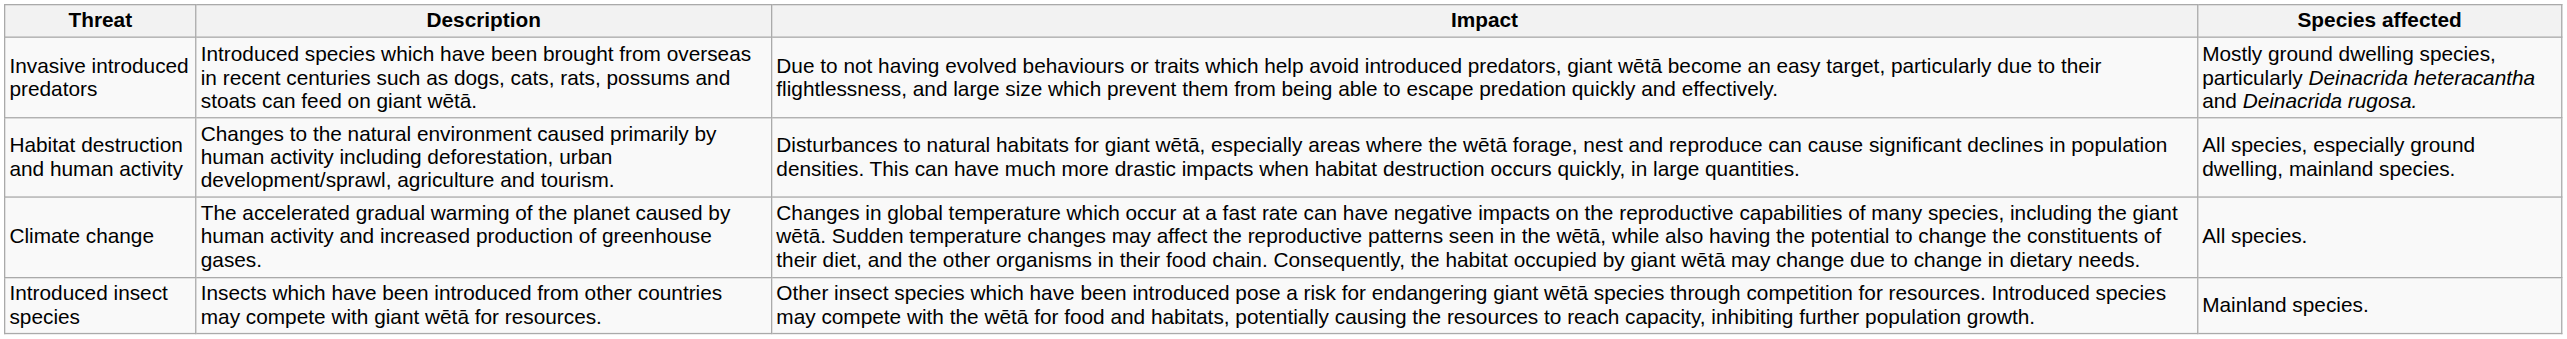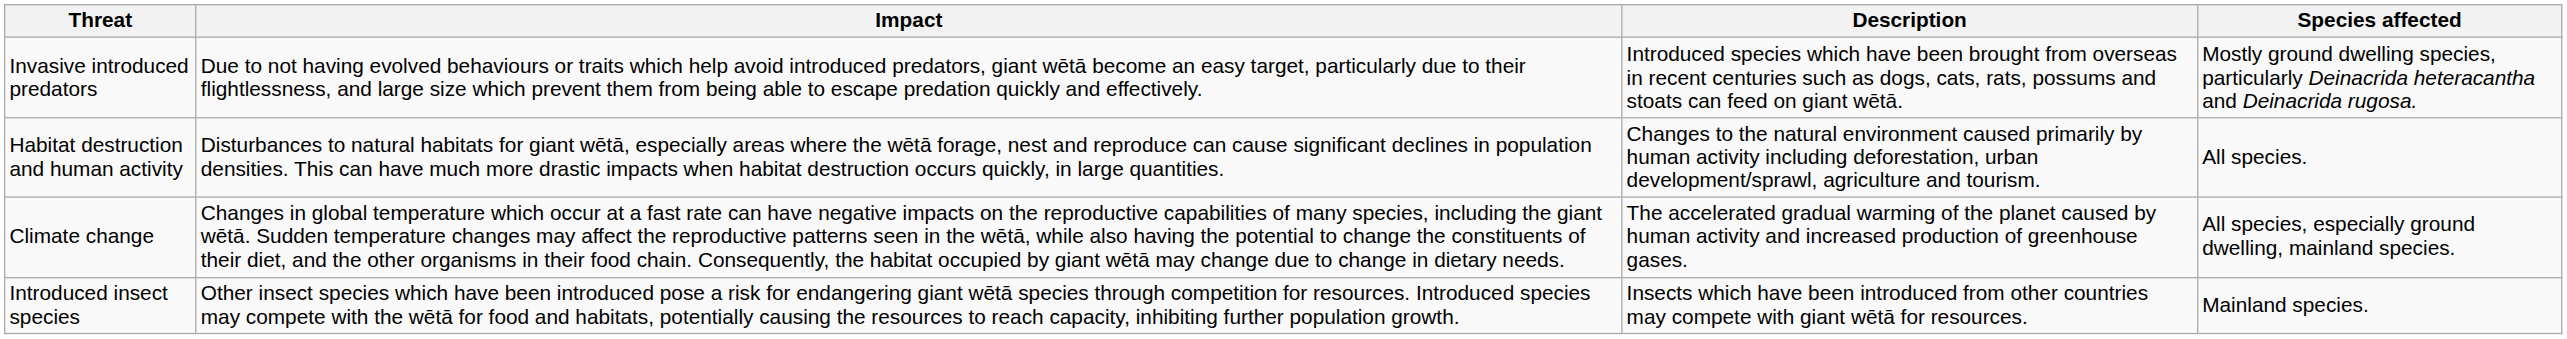columns swapped: (484, 20) <-> (1484, 20)
(2339, 157) All species, especially ground dwelling, mainland species. -> (2255, 157) All species.
(2255, 236) All species. -> (2339, 236) All species, especially ground dwelling, mainland species.
